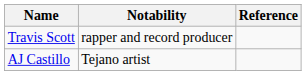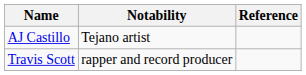rows swapped: (39, 59) <-> (41, 37)
